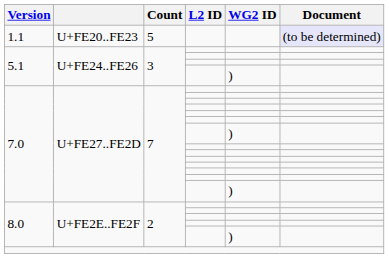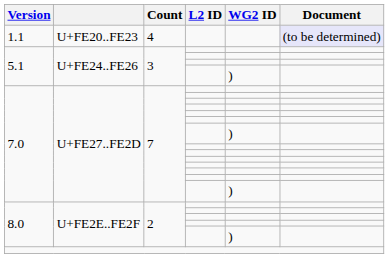(150, 36) 5 -> (150, 36) 4
